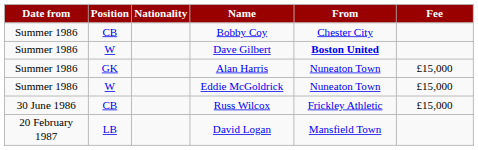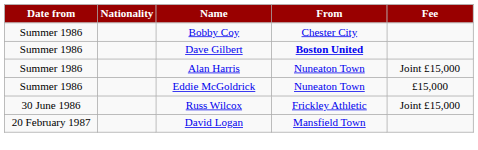- column: (110, 14)
(435, 68) £15,000 -> (430, 68) Joint £15,000
(435, 105) £15,000 -> (430, 105) Joint £15,000
